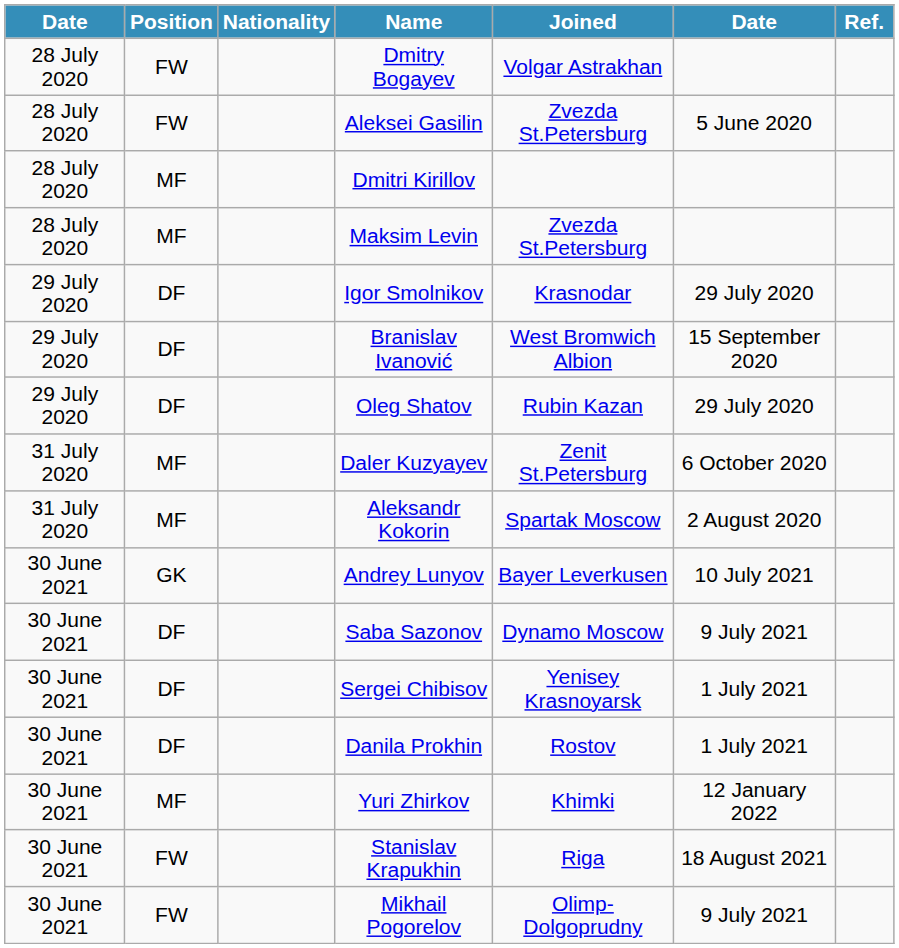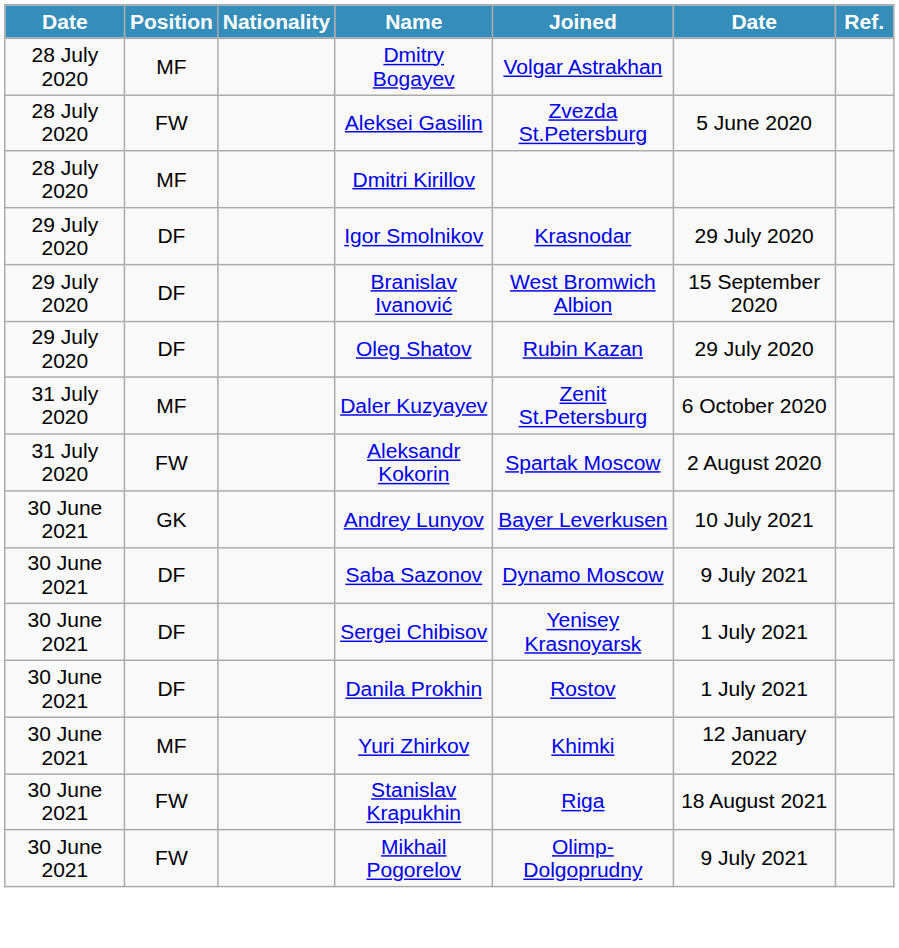(171, 67) FW -> (171, 67) MF
- row: (414, 236)
(171, 519) MF -> (171, 463) FW
